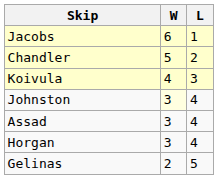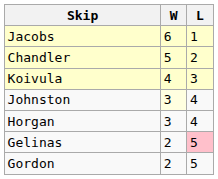- row: (27, 121)
(194, 163) no background -> (194, 142) pink background
+ row: (31, 163)
